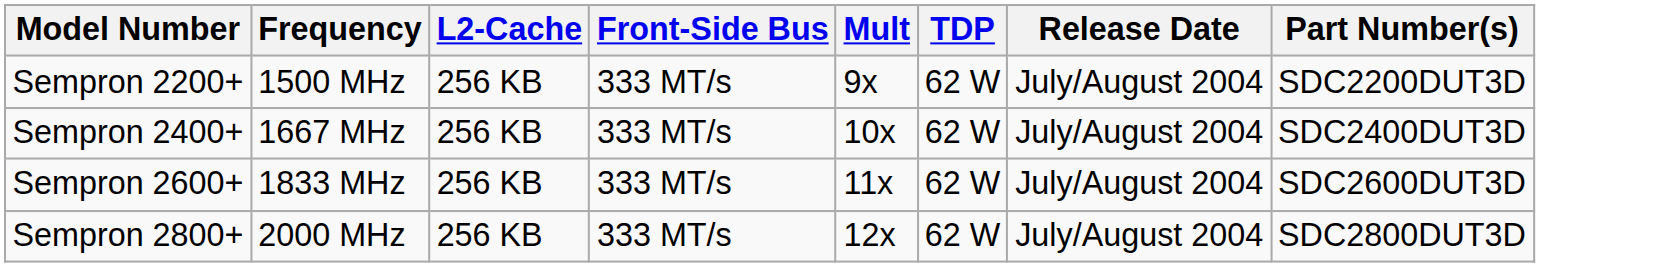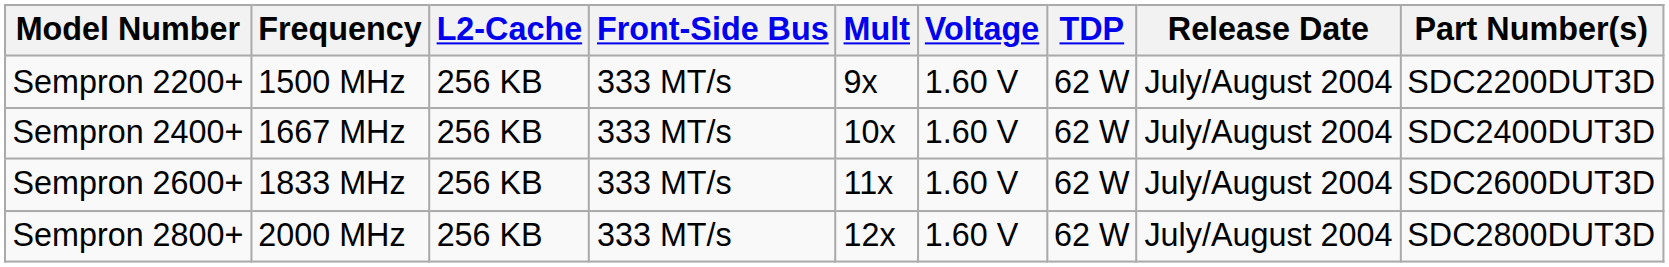+ column: (982, 30)
